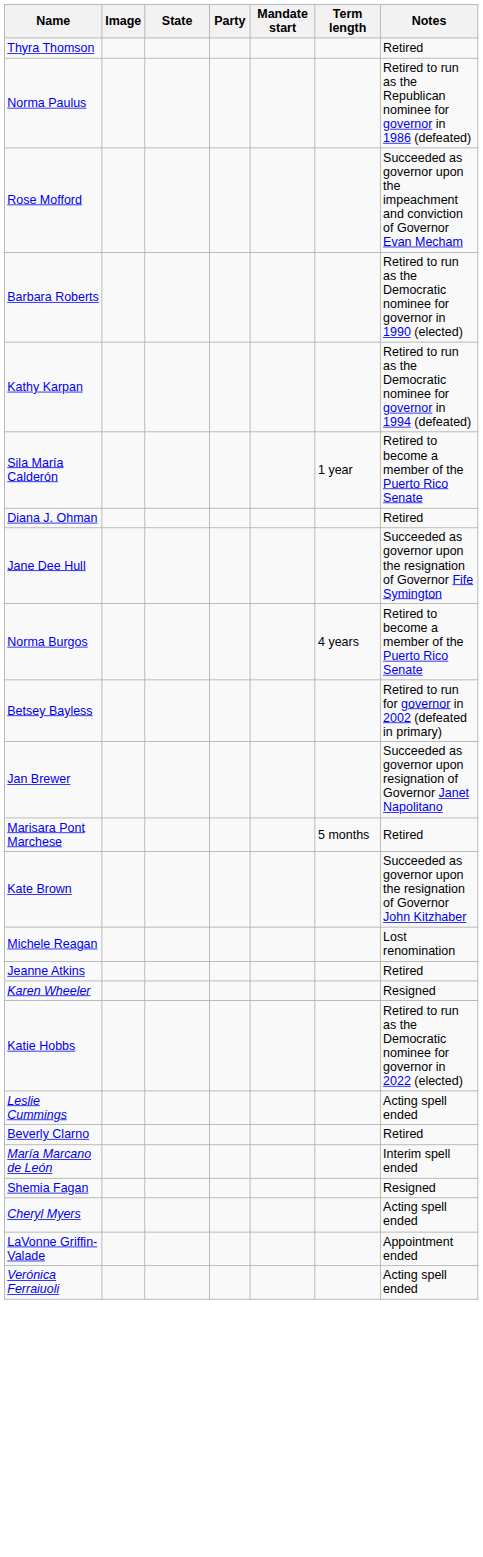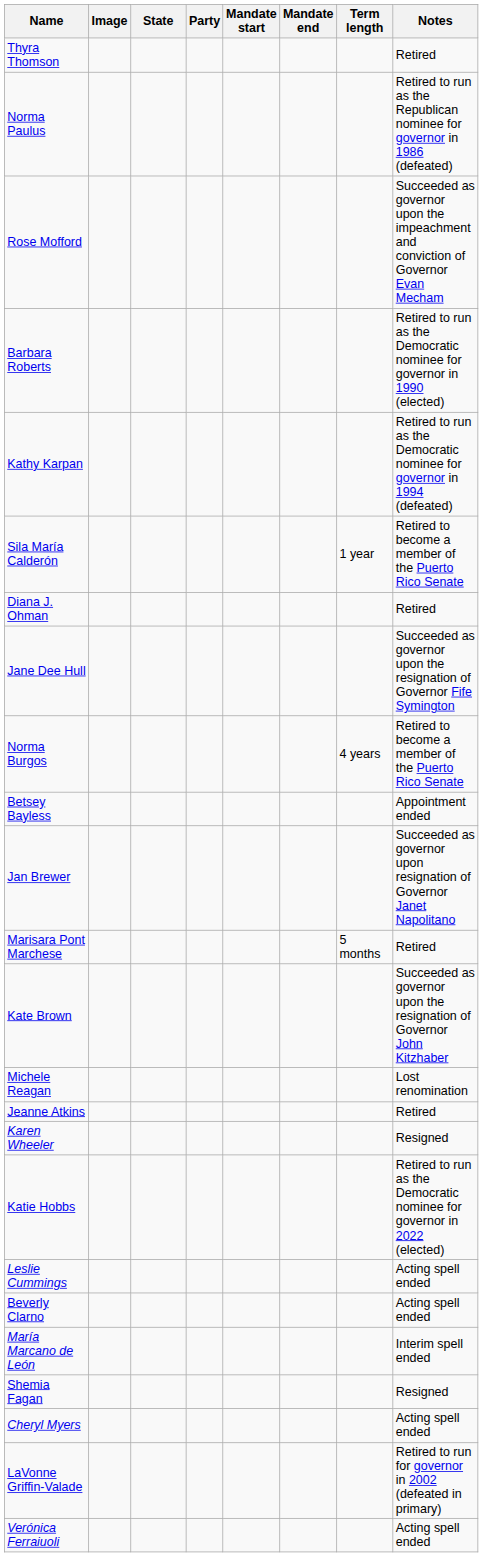+ column: (308, 21)
(425, 710) Retired to run for governor in 2002 (defeated in primary) -> (431, 809) Appointment ended
(403, 1134) Retired -> (428, 1310) Acting spell ended
(418, 1248) Appointment ended -> (434, 1480) Retired to run for governor in 2002 (defeated in primary)
